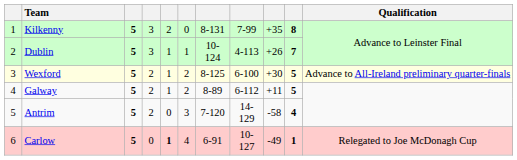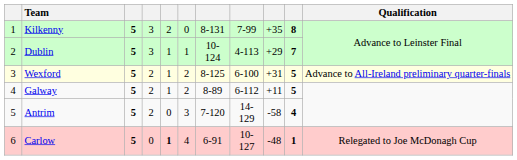(274, 51) +26 -> (274, 51) +29
(274, 73) +30 -> (274, 73) +31
(274, 140) -49 -> (274, 140) -48
